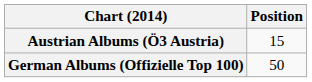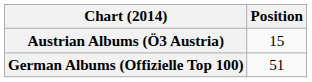(277, 64) 50 -> (277, 64) 51
